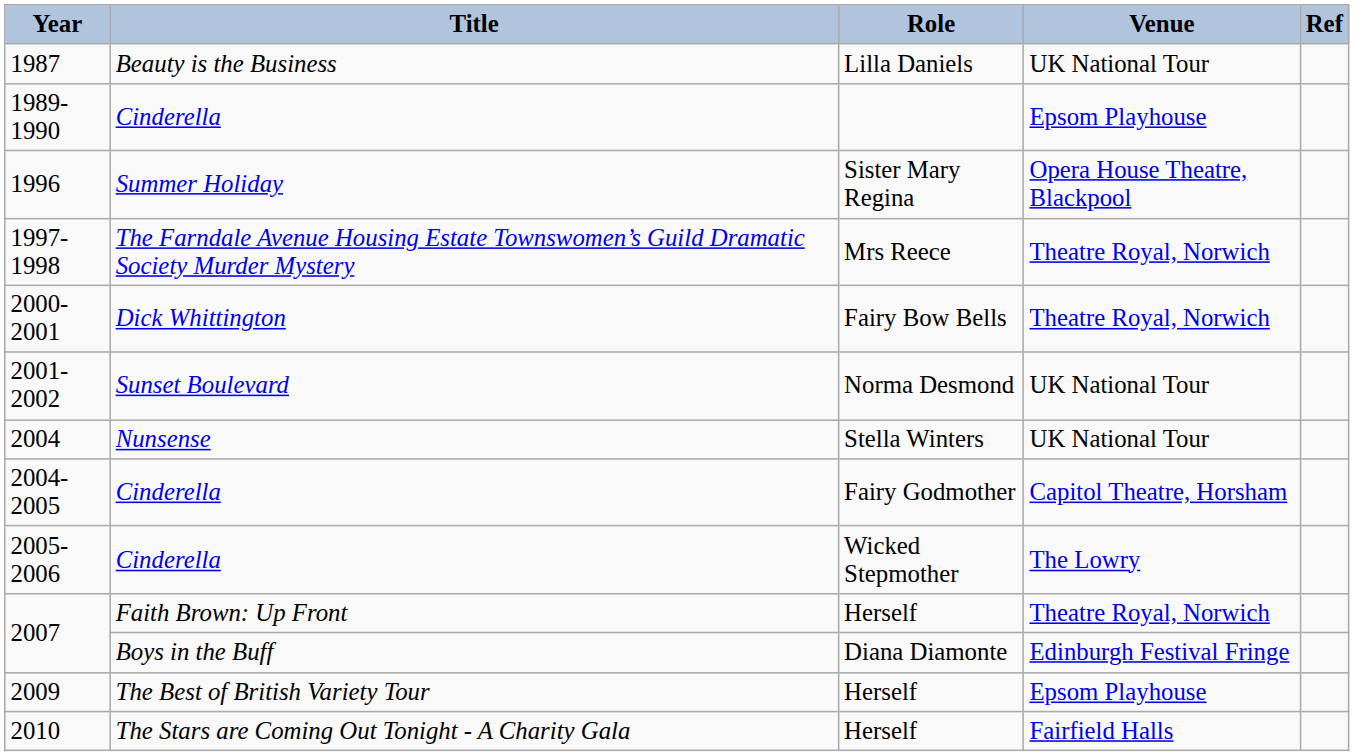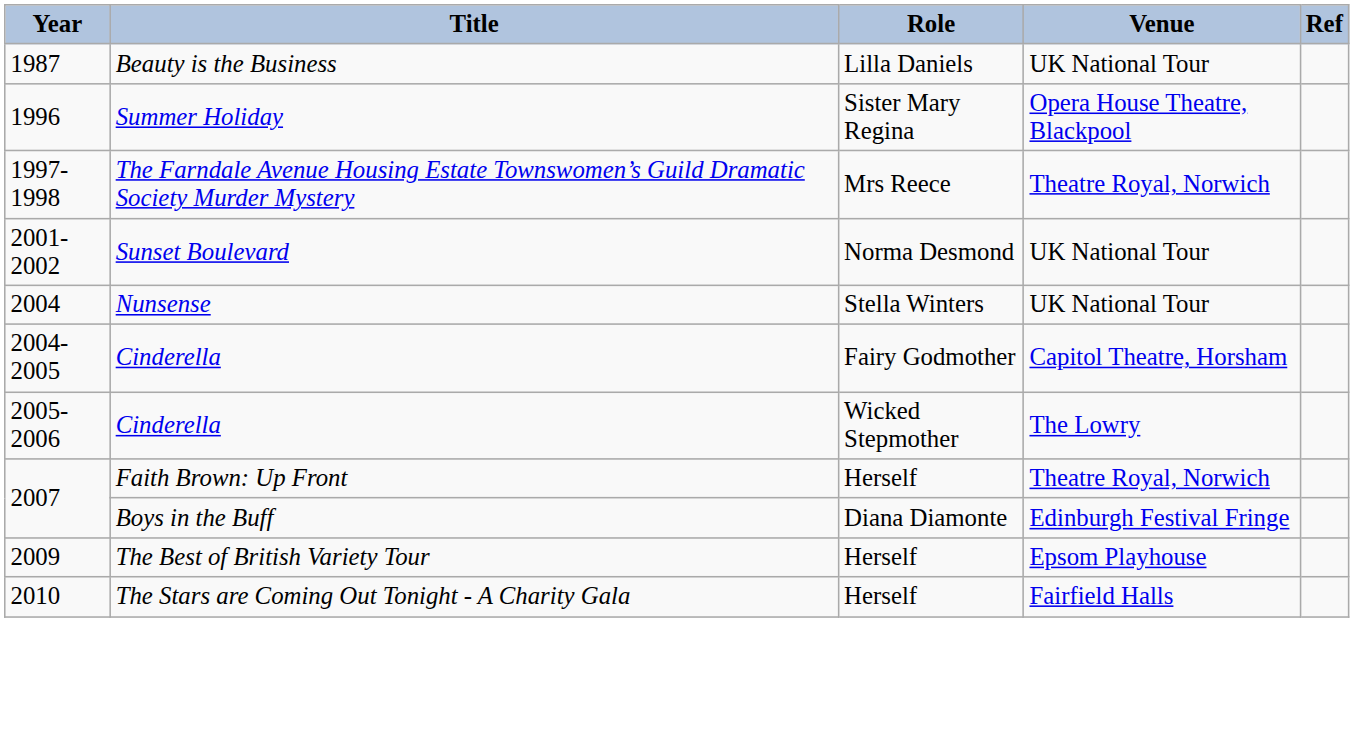- row: (39, 116)
- row: (39, 318)
